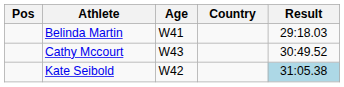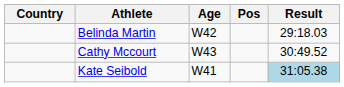columns swapped: (23, 14) <-> (233, 14)
(171, 33) W41 -> (204, 33) W42
(171, 71) W42 -> (204, 71) W41
